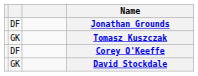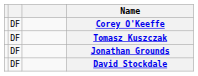rows swapped: (130, 24) <-> (130, 51)
(15, 38) GK -> (15, 38) DF
(15, 64) GK -> (15, 64) DF
